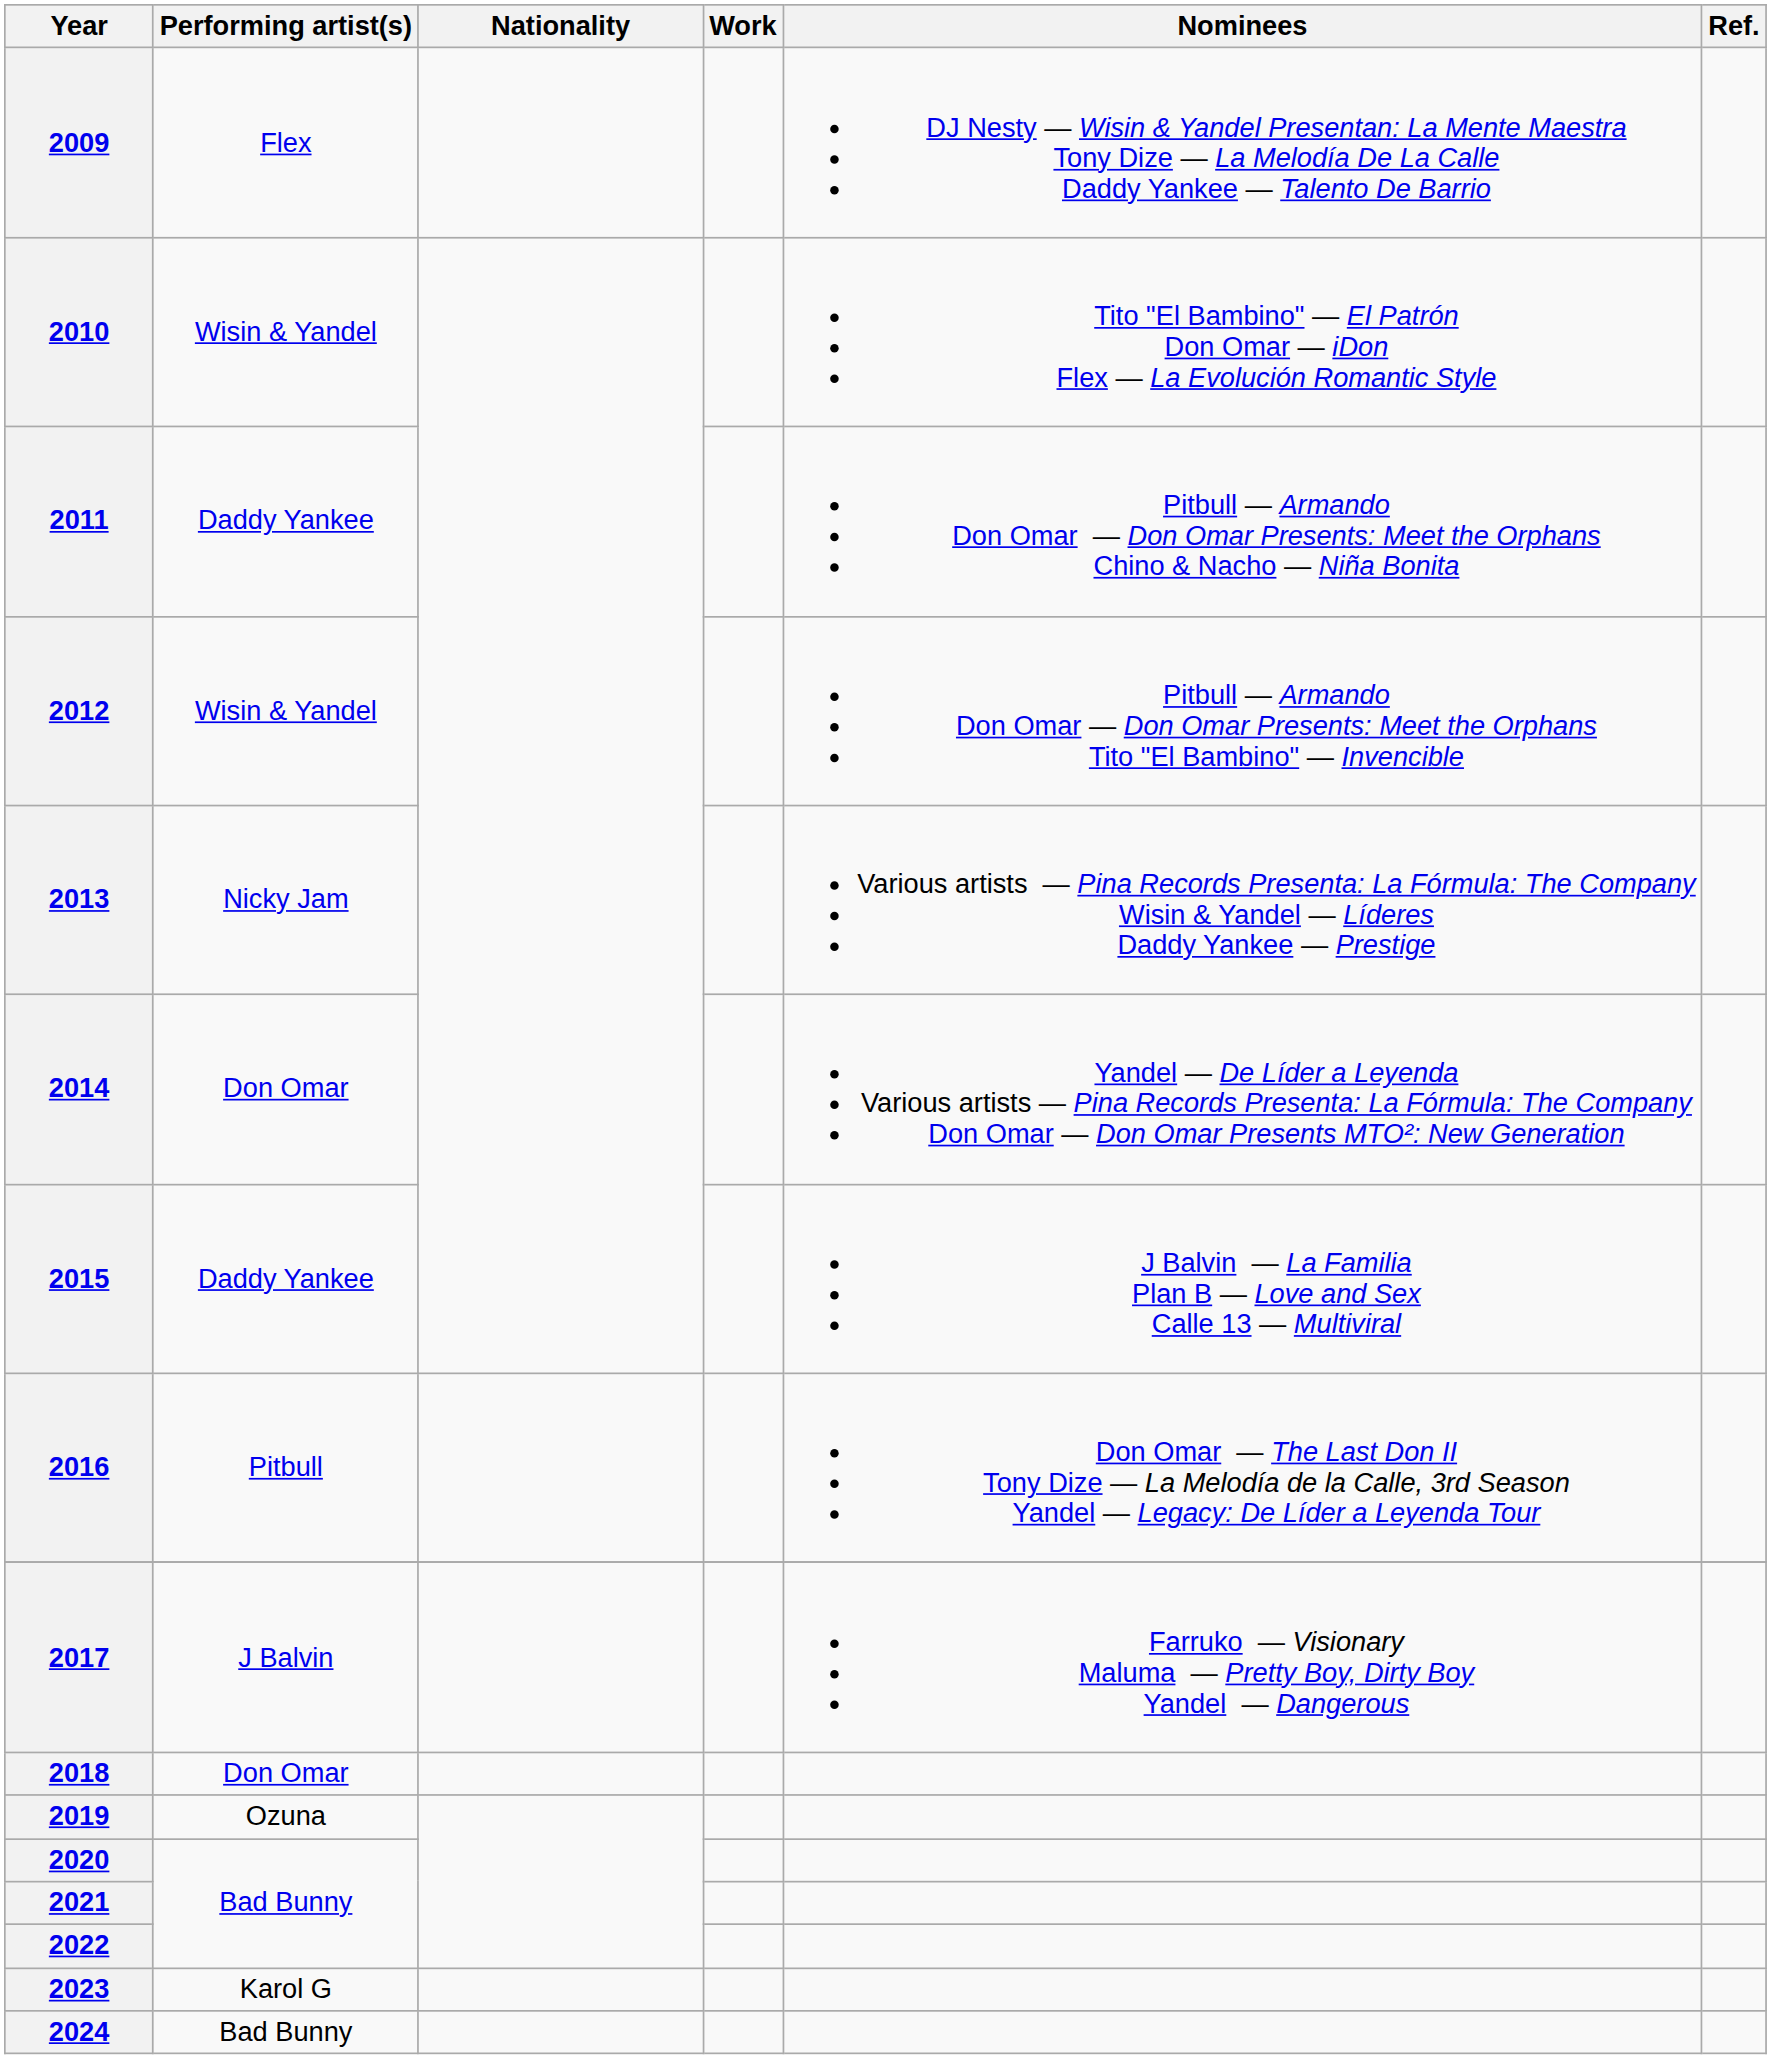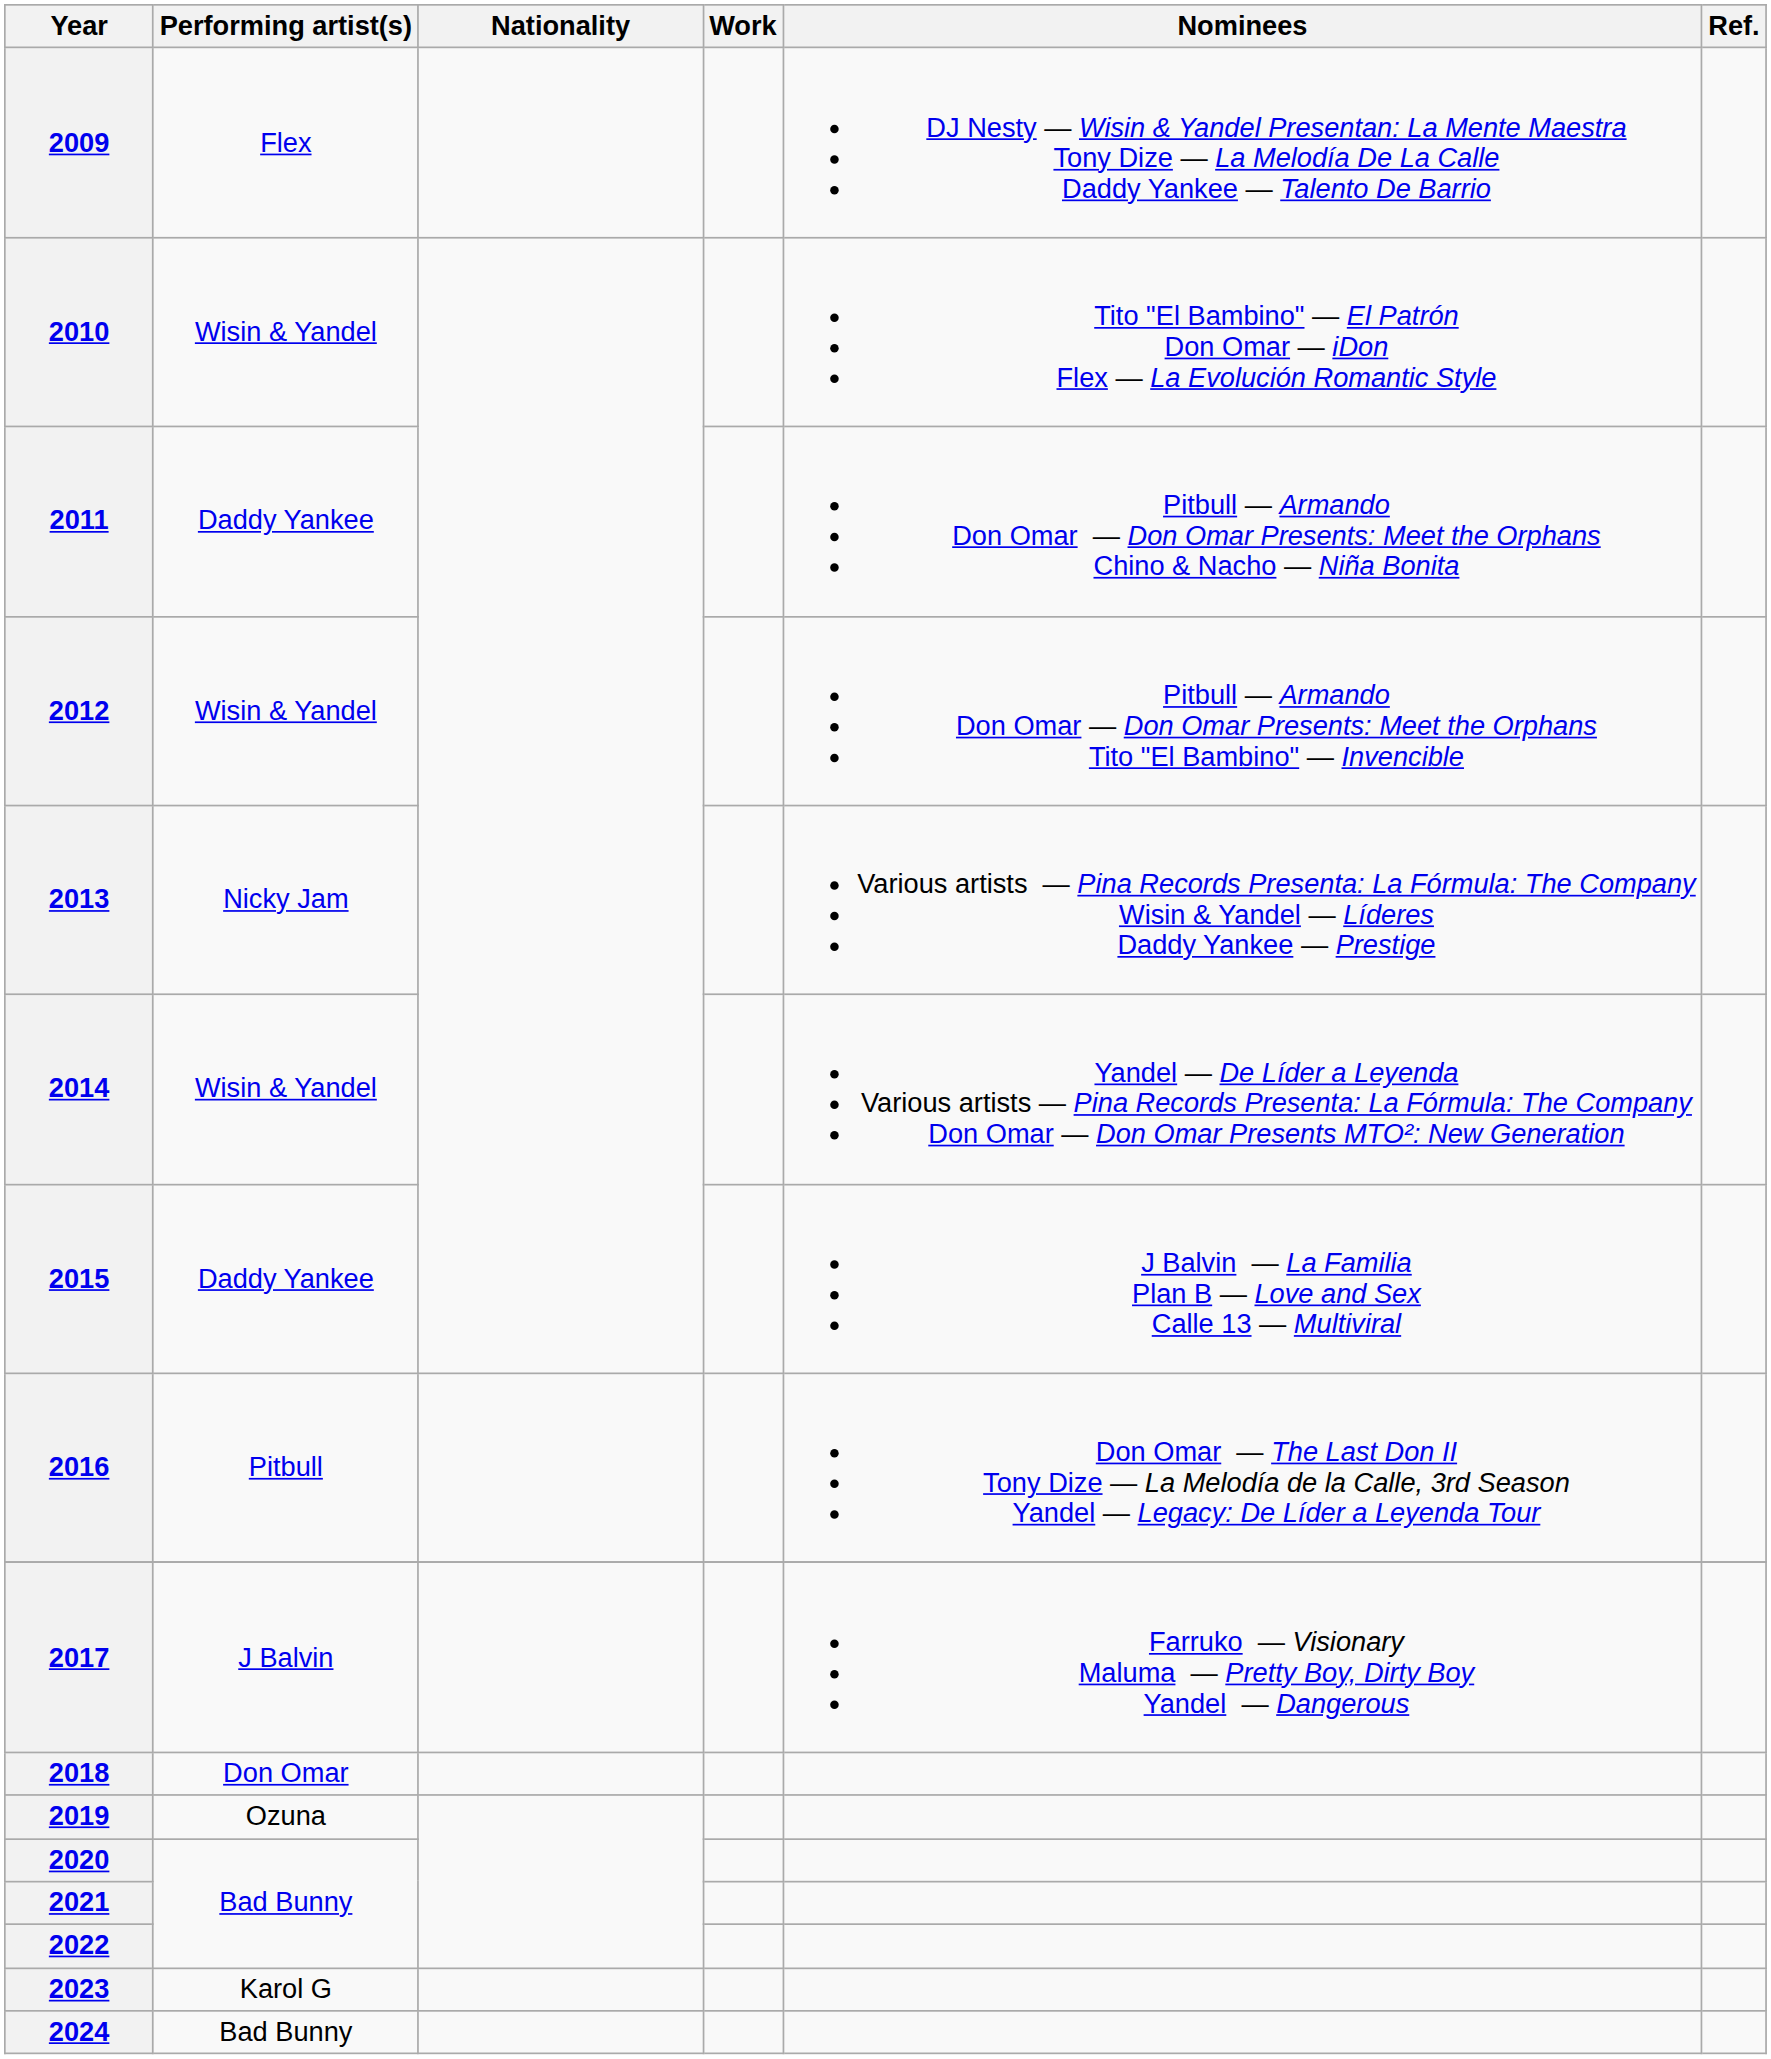(286, 1088) Don Omar -> (286, 1088) Wisin & Yandel
